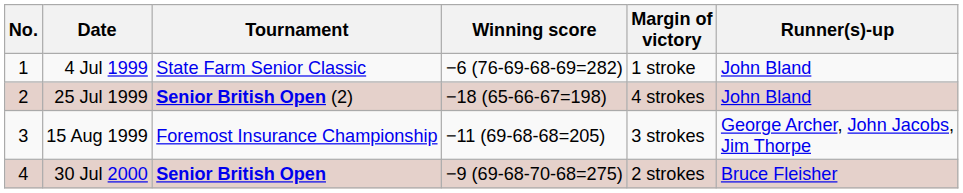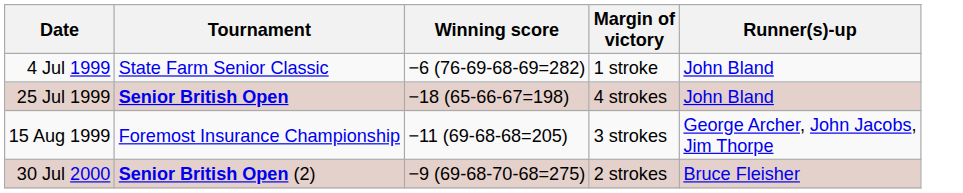- column: (23, 29)
(255, 97) Senior British Open (2) -> (204, 97) Senior British Open
(241, 174) Senior British Open -> (217, 174) Senior British Open (2)
